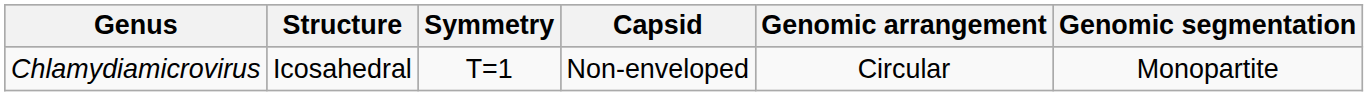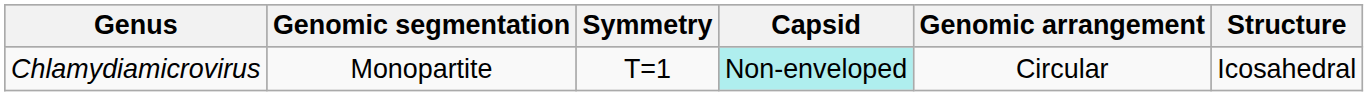columns swapped: (342, 25) <-> (1208, 25)
(658, 68) no background -> (816, 68) paleturquoise background
